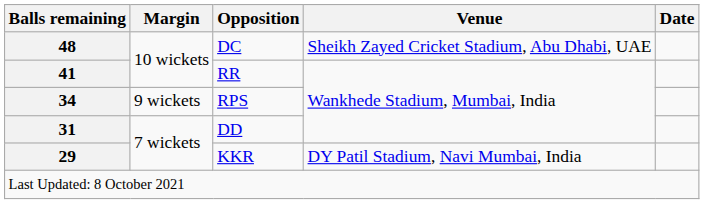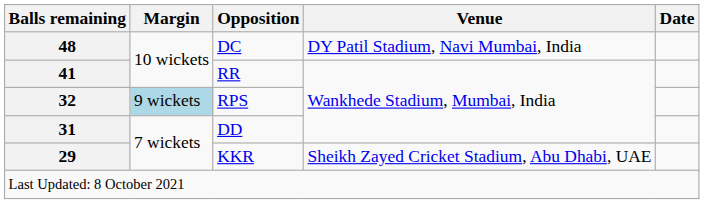(480, 45) Sheikh Zayed Cricket Stadium, Abu Dhabi, UAE -> (445, 45) DY Patil Stadium, Navi Mumbai, India
(67, 101) 34 -> (67, 101) 32
(167, 101) no background -> (167, 101) lightblue background
(445, 156) DY Patil Stadium, Navi Mumbai, India -> (480, 156) Sheikh Zayed Cricket Stadium, Abu Dhabi, UAE
